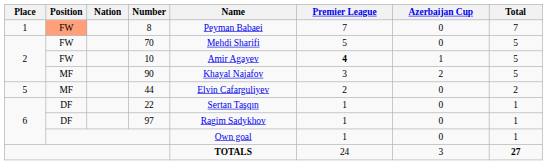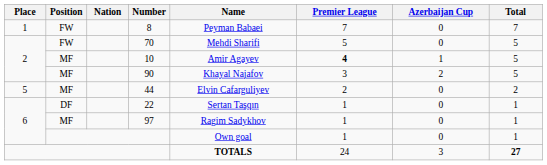(66, 27) lightsalmon background -> (66, 27) no background
(66, 59) FW -> (66, 59) MF
(66, 121) DF -> (66, 121) MF
